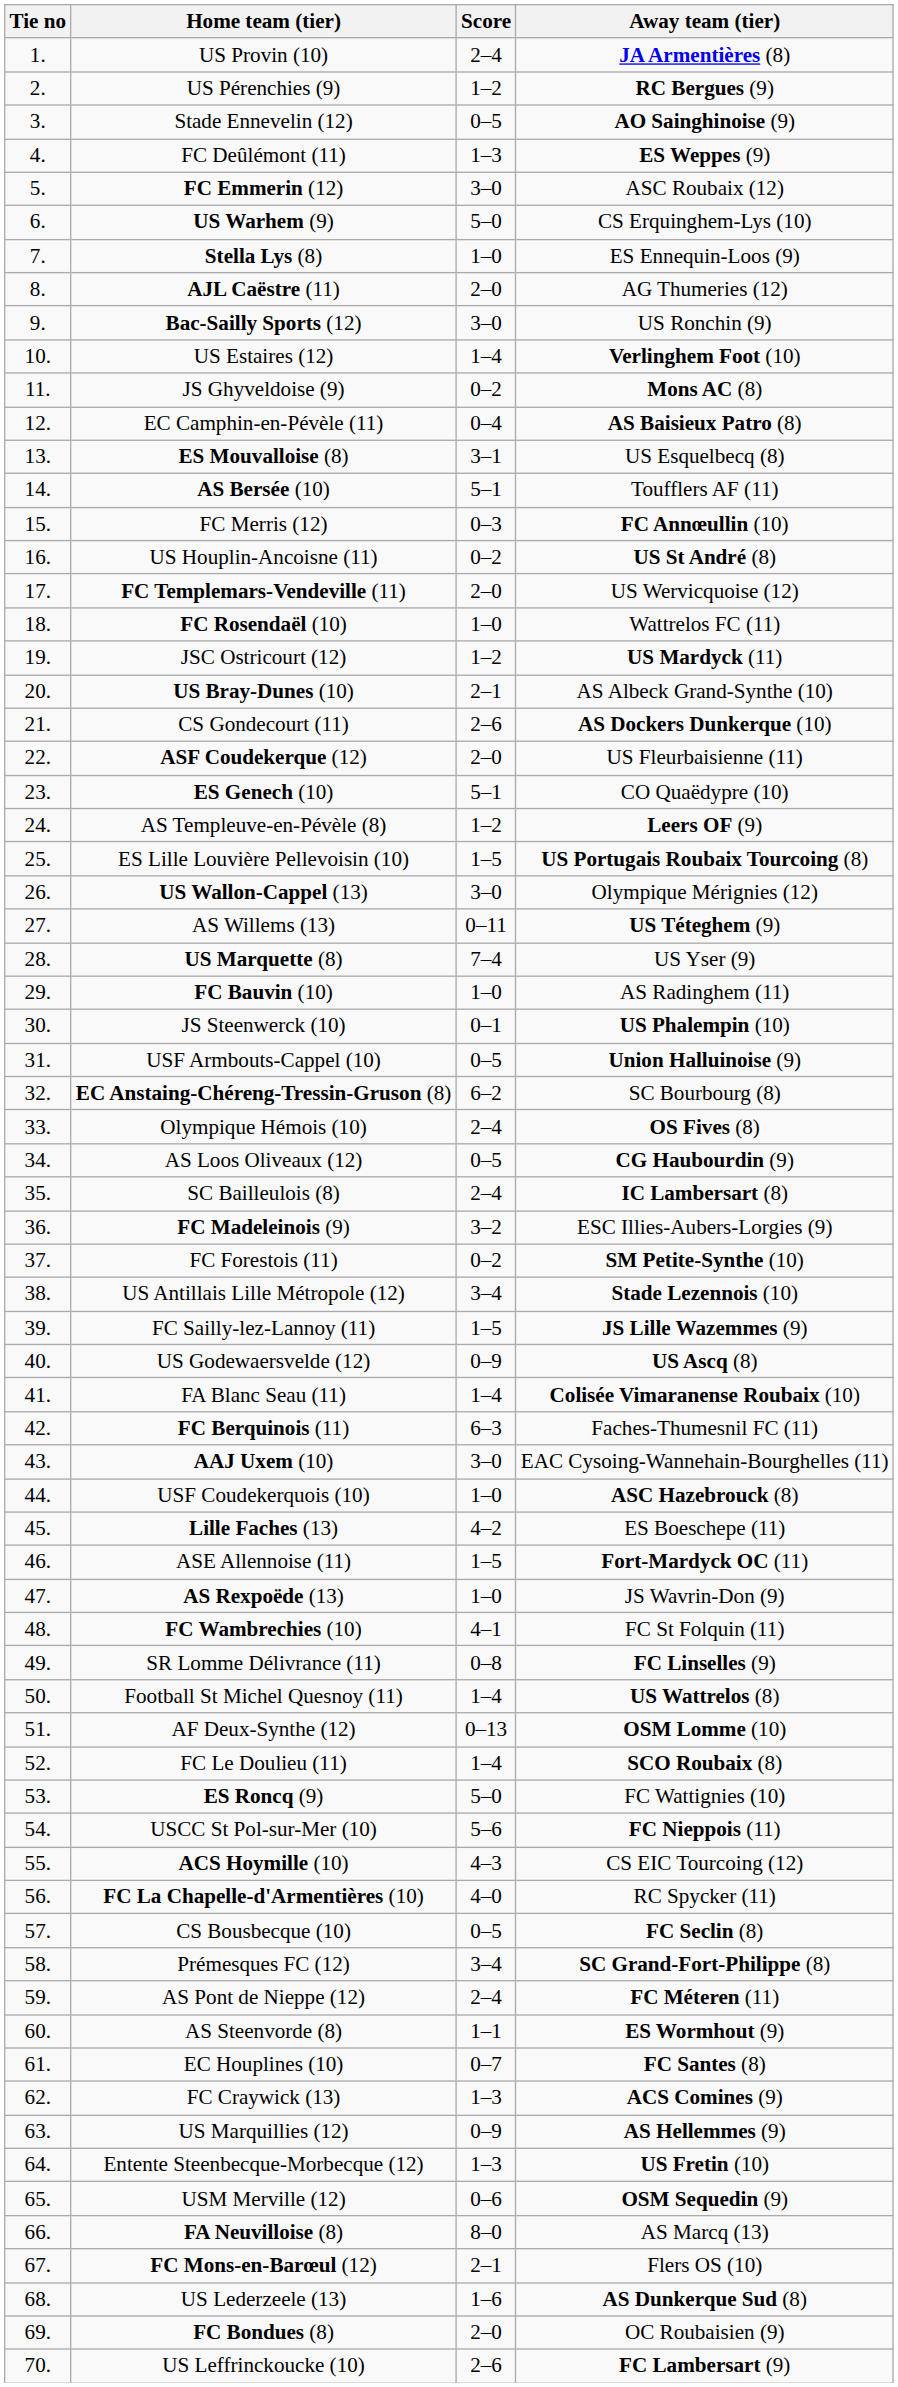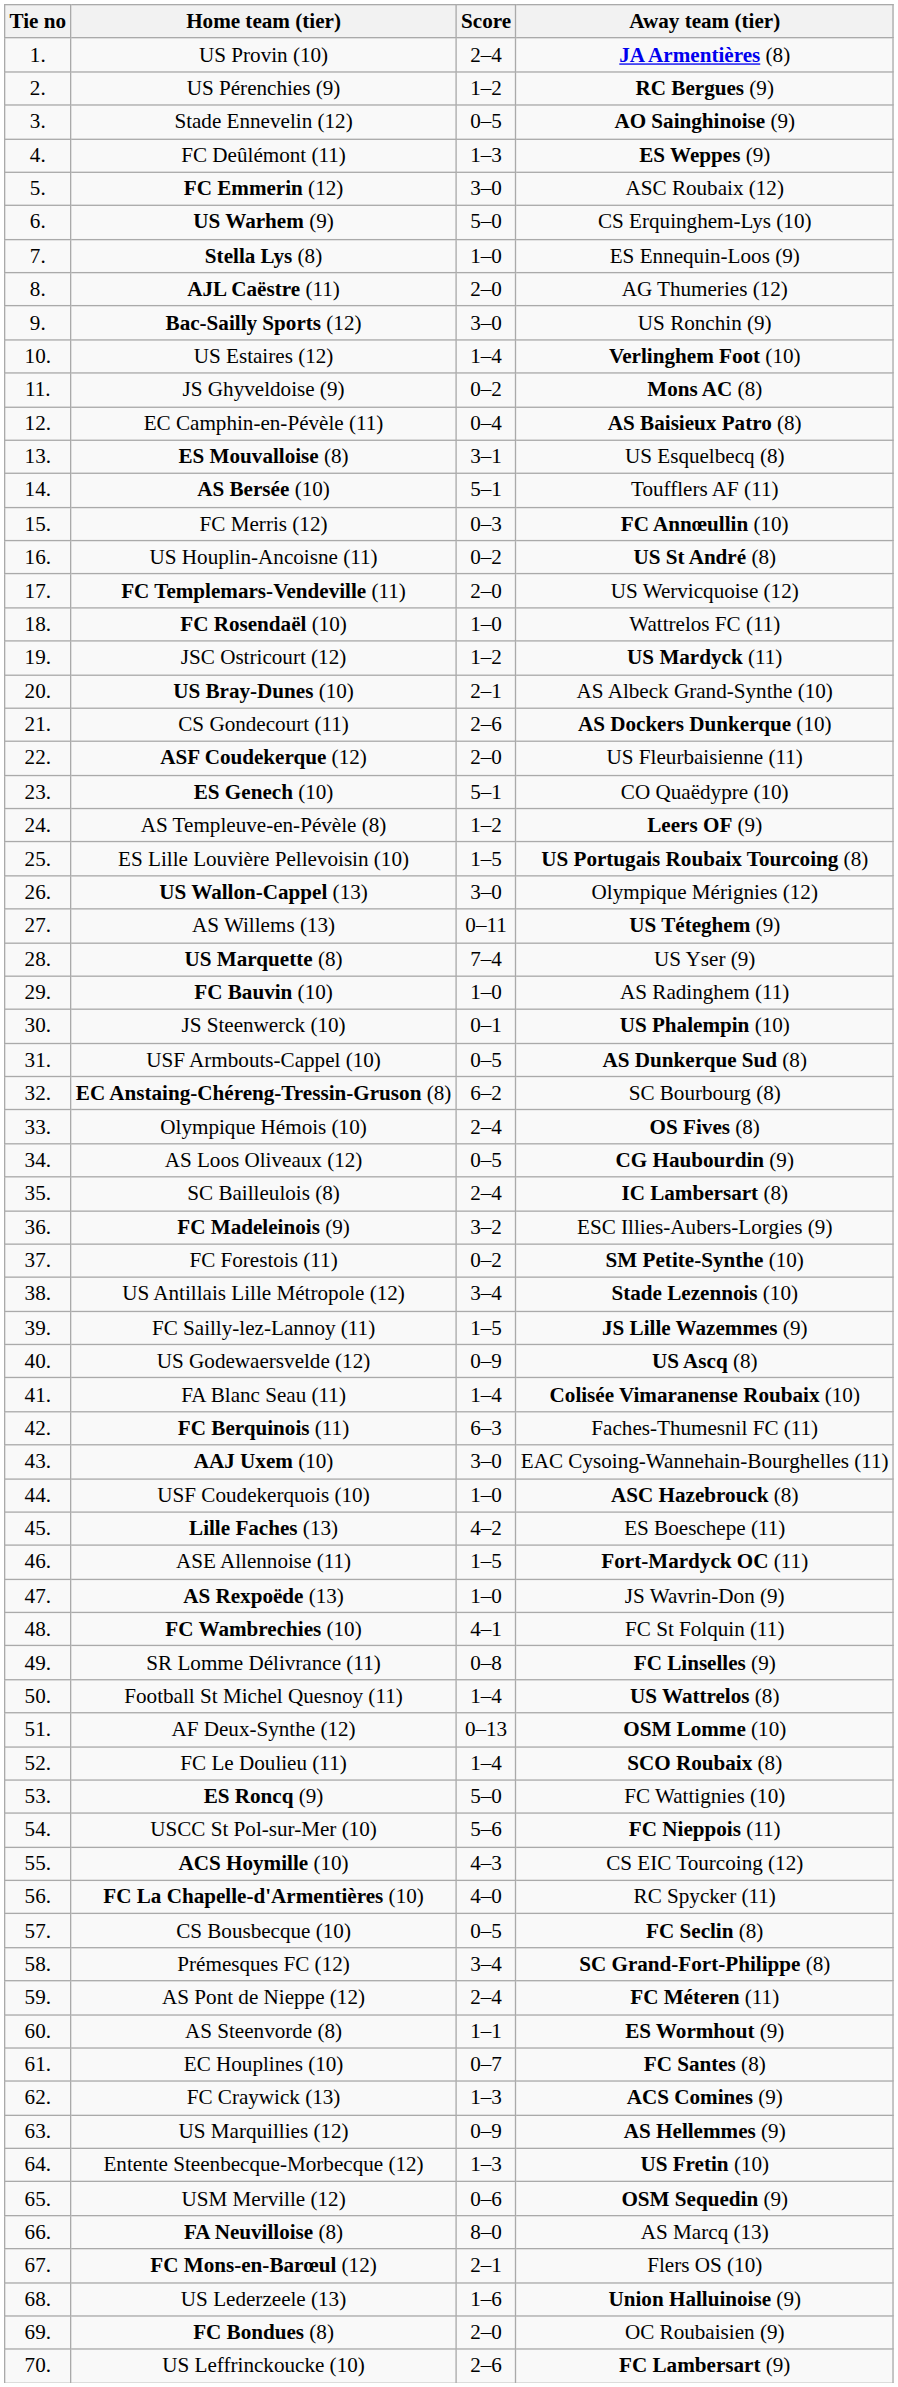(705, 1059) Union Halluinoise (9) -> (705, 1059) AS Dunkerque Sud (8)
(705, 2298) AS Dunkerque Sud (8) -> (705, 2298) Union Halluinoise (9)
